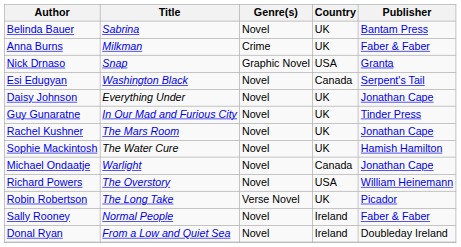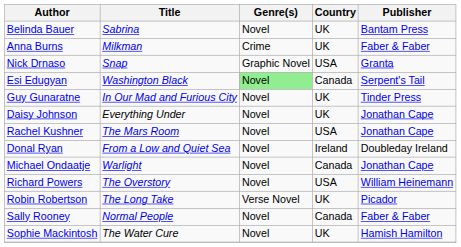(256, 81) no background -> (256, 81) lightgreen background
rows swapped: (43, 115) <-> (42, 98)
(322, 132) UK -> (326, 132) USA
rows swapped: (52, 149) <-> (35, 234)
(331, 217) Ireland -> (334, 217) Canada
